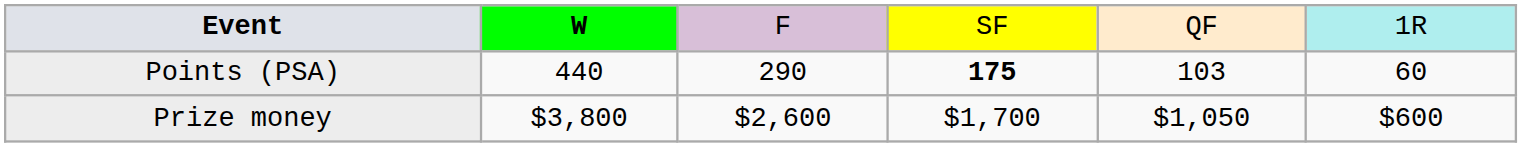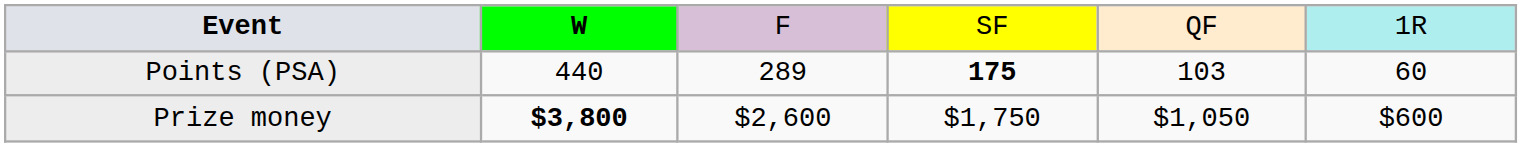(783, 73) 290 -> (783, 73) 289
(579, 118) normal -> (579, 118) bold
(992, 118) $1,700 -> (992, 118) $1,750
